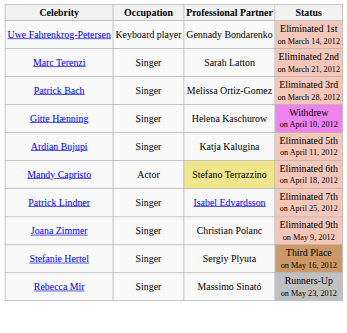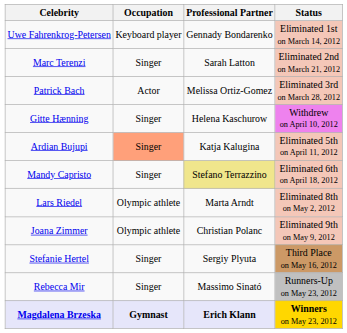(149, 90) Singer -> (149, 90) Actor
(149, 146) no background -> (149, 146) lightsalmon background
(149, 174) Actor -> (149, 174) Singer
- row: (59, 202)
+ row: (59, 202)
(149, 230) Singer -> (149, 230) Olympic athlete
+ row: (59, 314)
